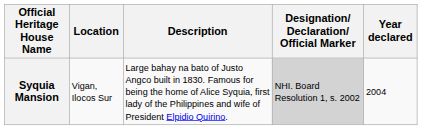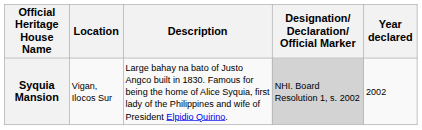(376, 92) 2004 -> (376, 92) 2002
